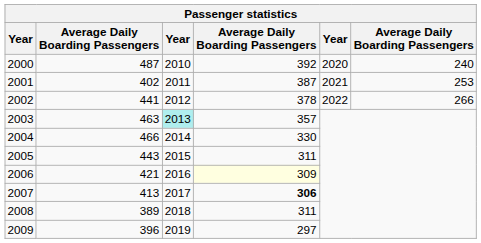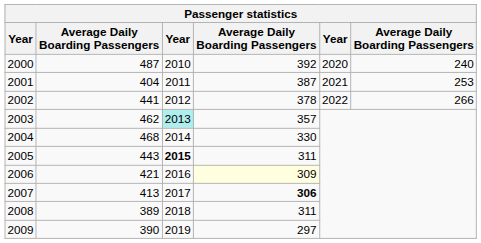(150, 81) 402 -> (150, 81) 404
(150, 118) 463 -> (150, 118) 462
(150, 137) 466 -> (150, 137) 468
(178, 155) normal -> (178, 155) bold
(150, 229) 396 -> (150, 229) 390
